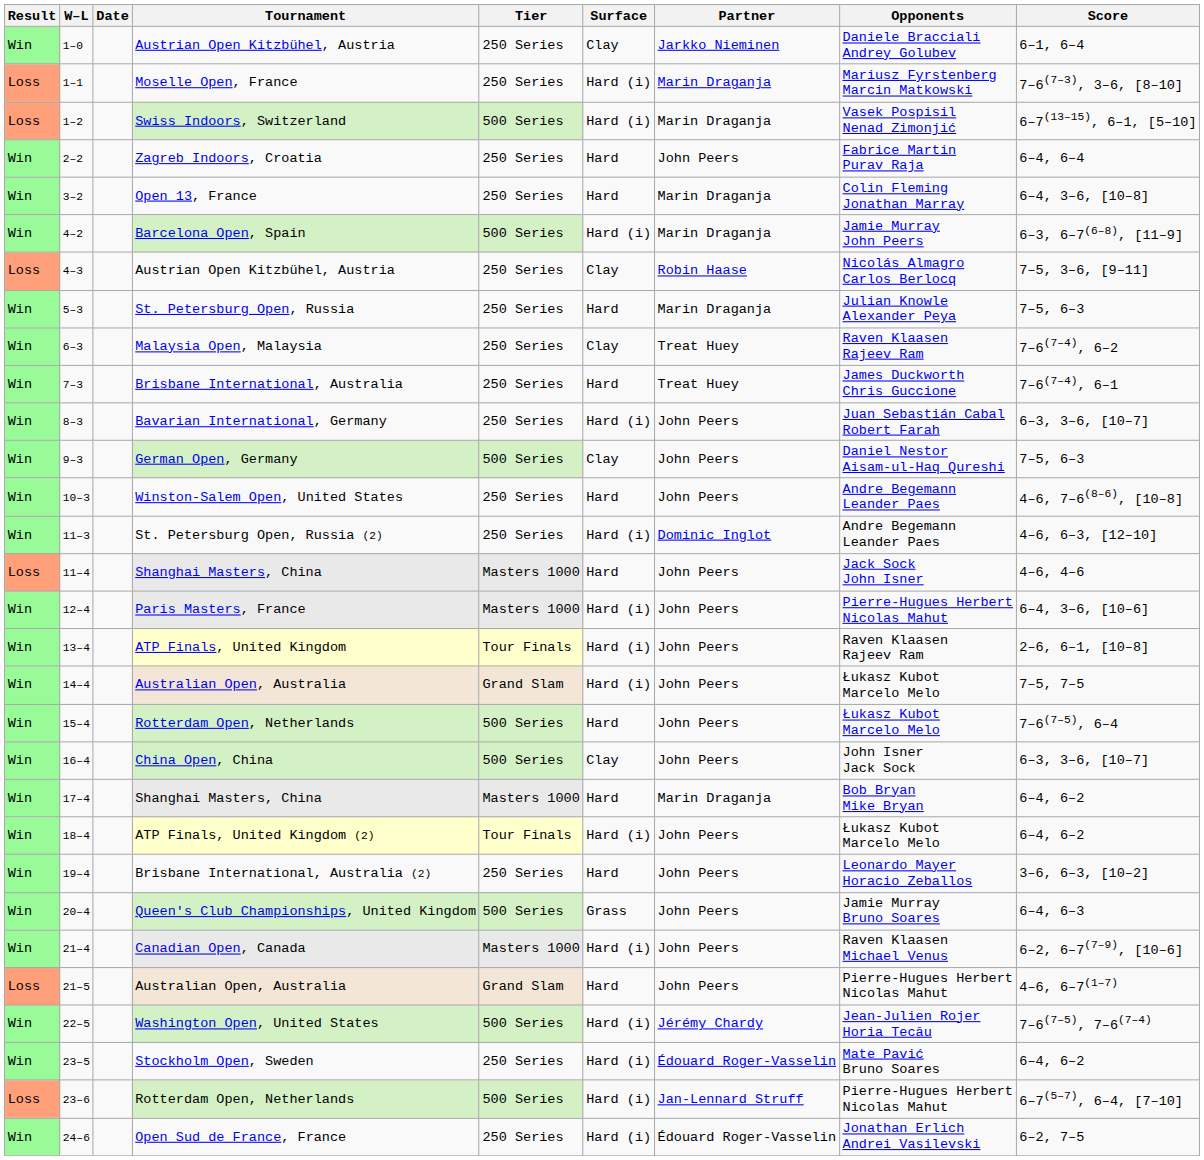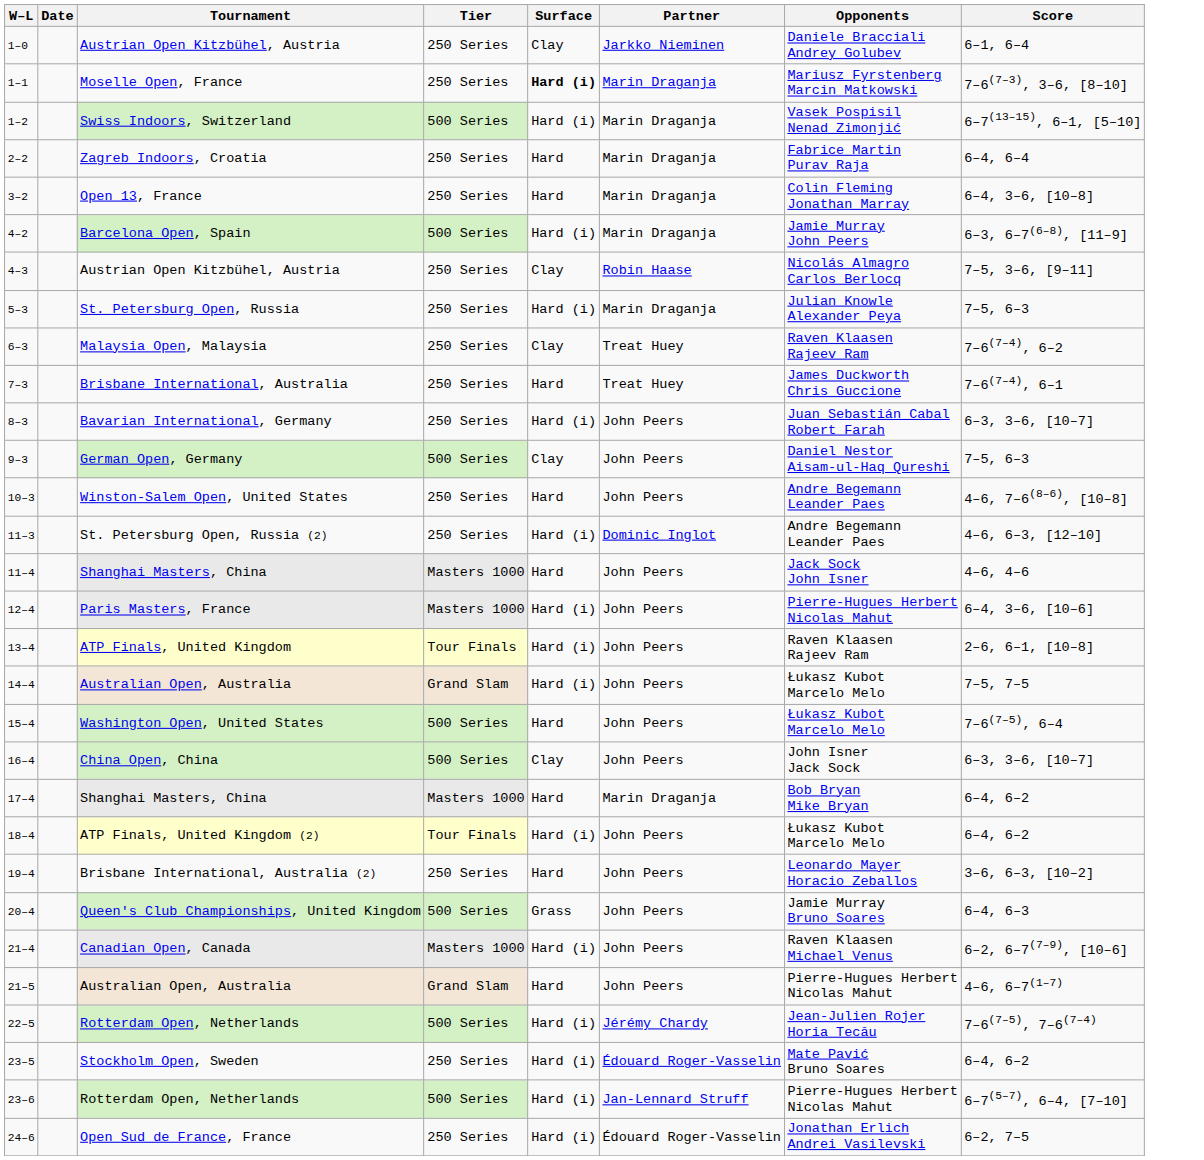- column: (32, 16)
(619, 83) normal -> (564, 83) bold
(698, 158) John Peers -> (659, 158) Marin Draganja
(602, 309) Hard -> (564, 309) Hard (i)
(245, 723) Rotterdam Open, Netherlands -> (202, 723) Washington Open, United States
(257, 1024) Washington Open, United States -> (190, 1024) Rotterdam Open, Netherlands
